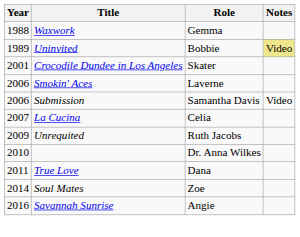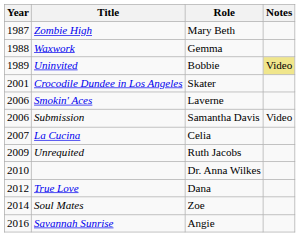+ row: (63, 30)
(18, 170) 2011 -> (18, 188) 2012
